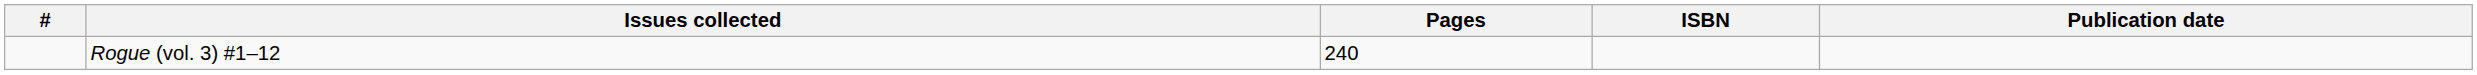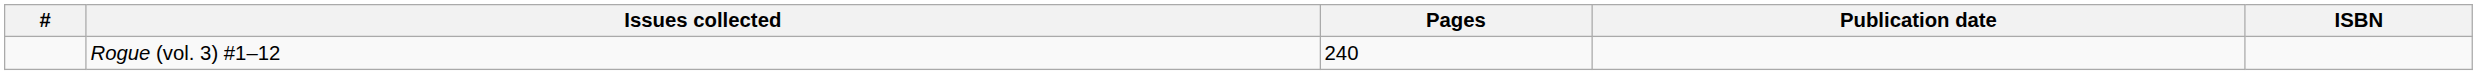columns swapped: (2146, 20) <-> (1706, 20)
